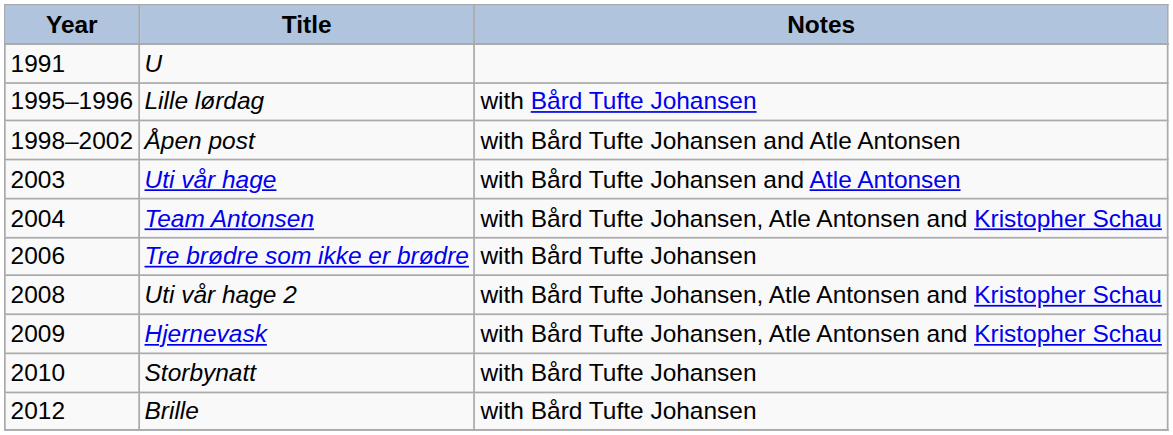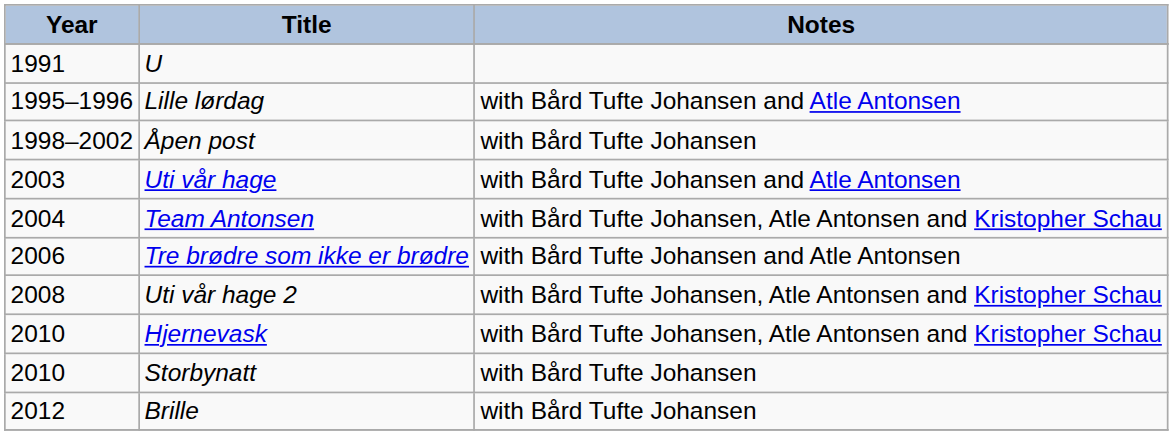(618, 102) with Bård Tufte Johansen -> (721, 102) with Bård Tufte Johansen and Atle Antonsen
(721, 141) with Bård Tufte Johansen and Atle Antonsen -> (618, 141) with Bård Tufte Johansen
(618, 257) with Bård Tufte Johansen -> (721, 257) with Bård Tufte Johansen and Atle Antonsen
(38, 334) 2009 -> (38, 334) 2010
